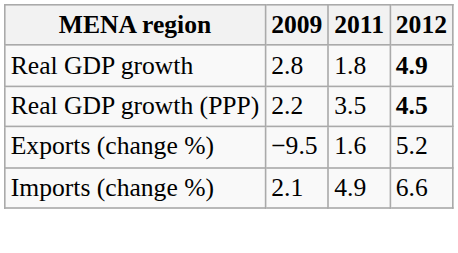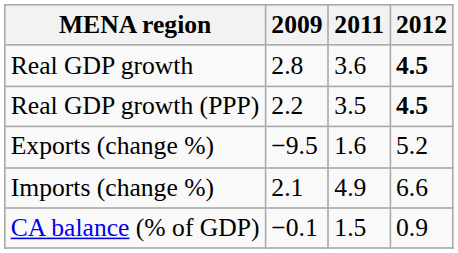(350, 65) 1.8 -> (350, 65) 3.6
(412, 65) 4.9 -> (412, 65) 4.5
+ row: (135, 227)
